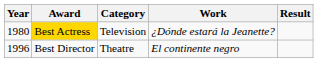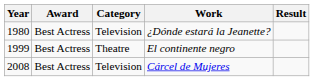(62, 31) gold background -> (62, 31) no background
(18, 48) 1996 -> (18, 48) 1999
(65, 48) Best Director -> (62, 48) Best Actress
+ row: (188, 66)
